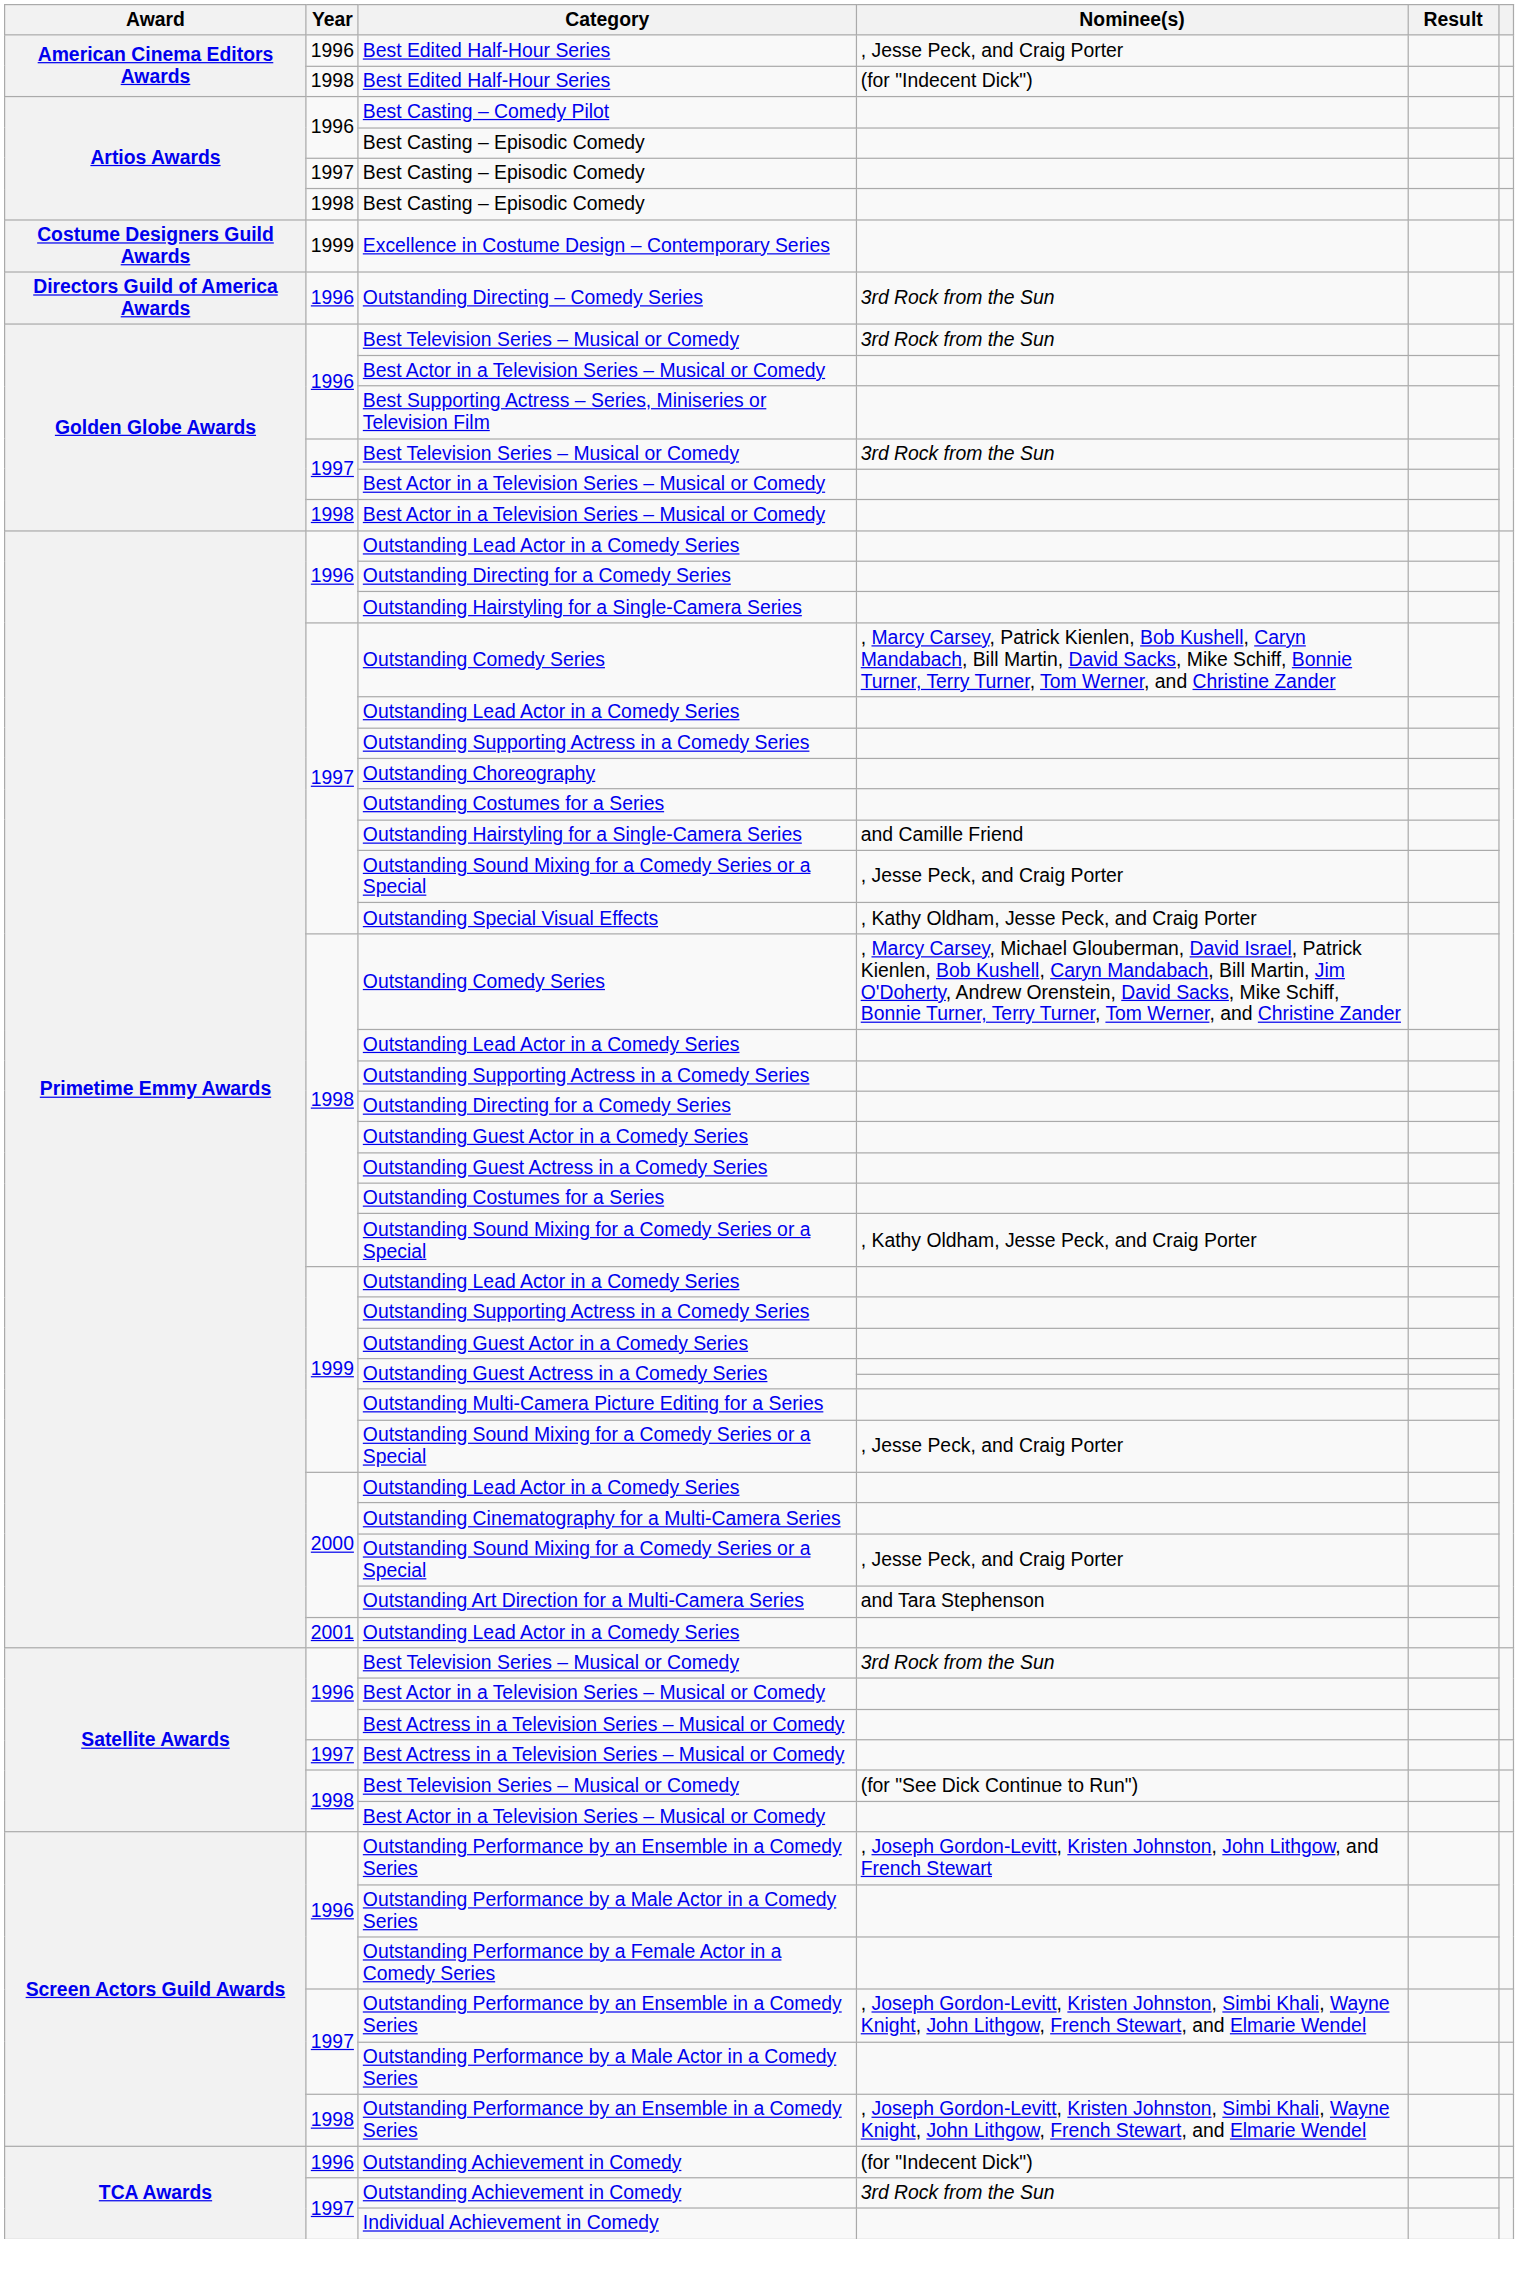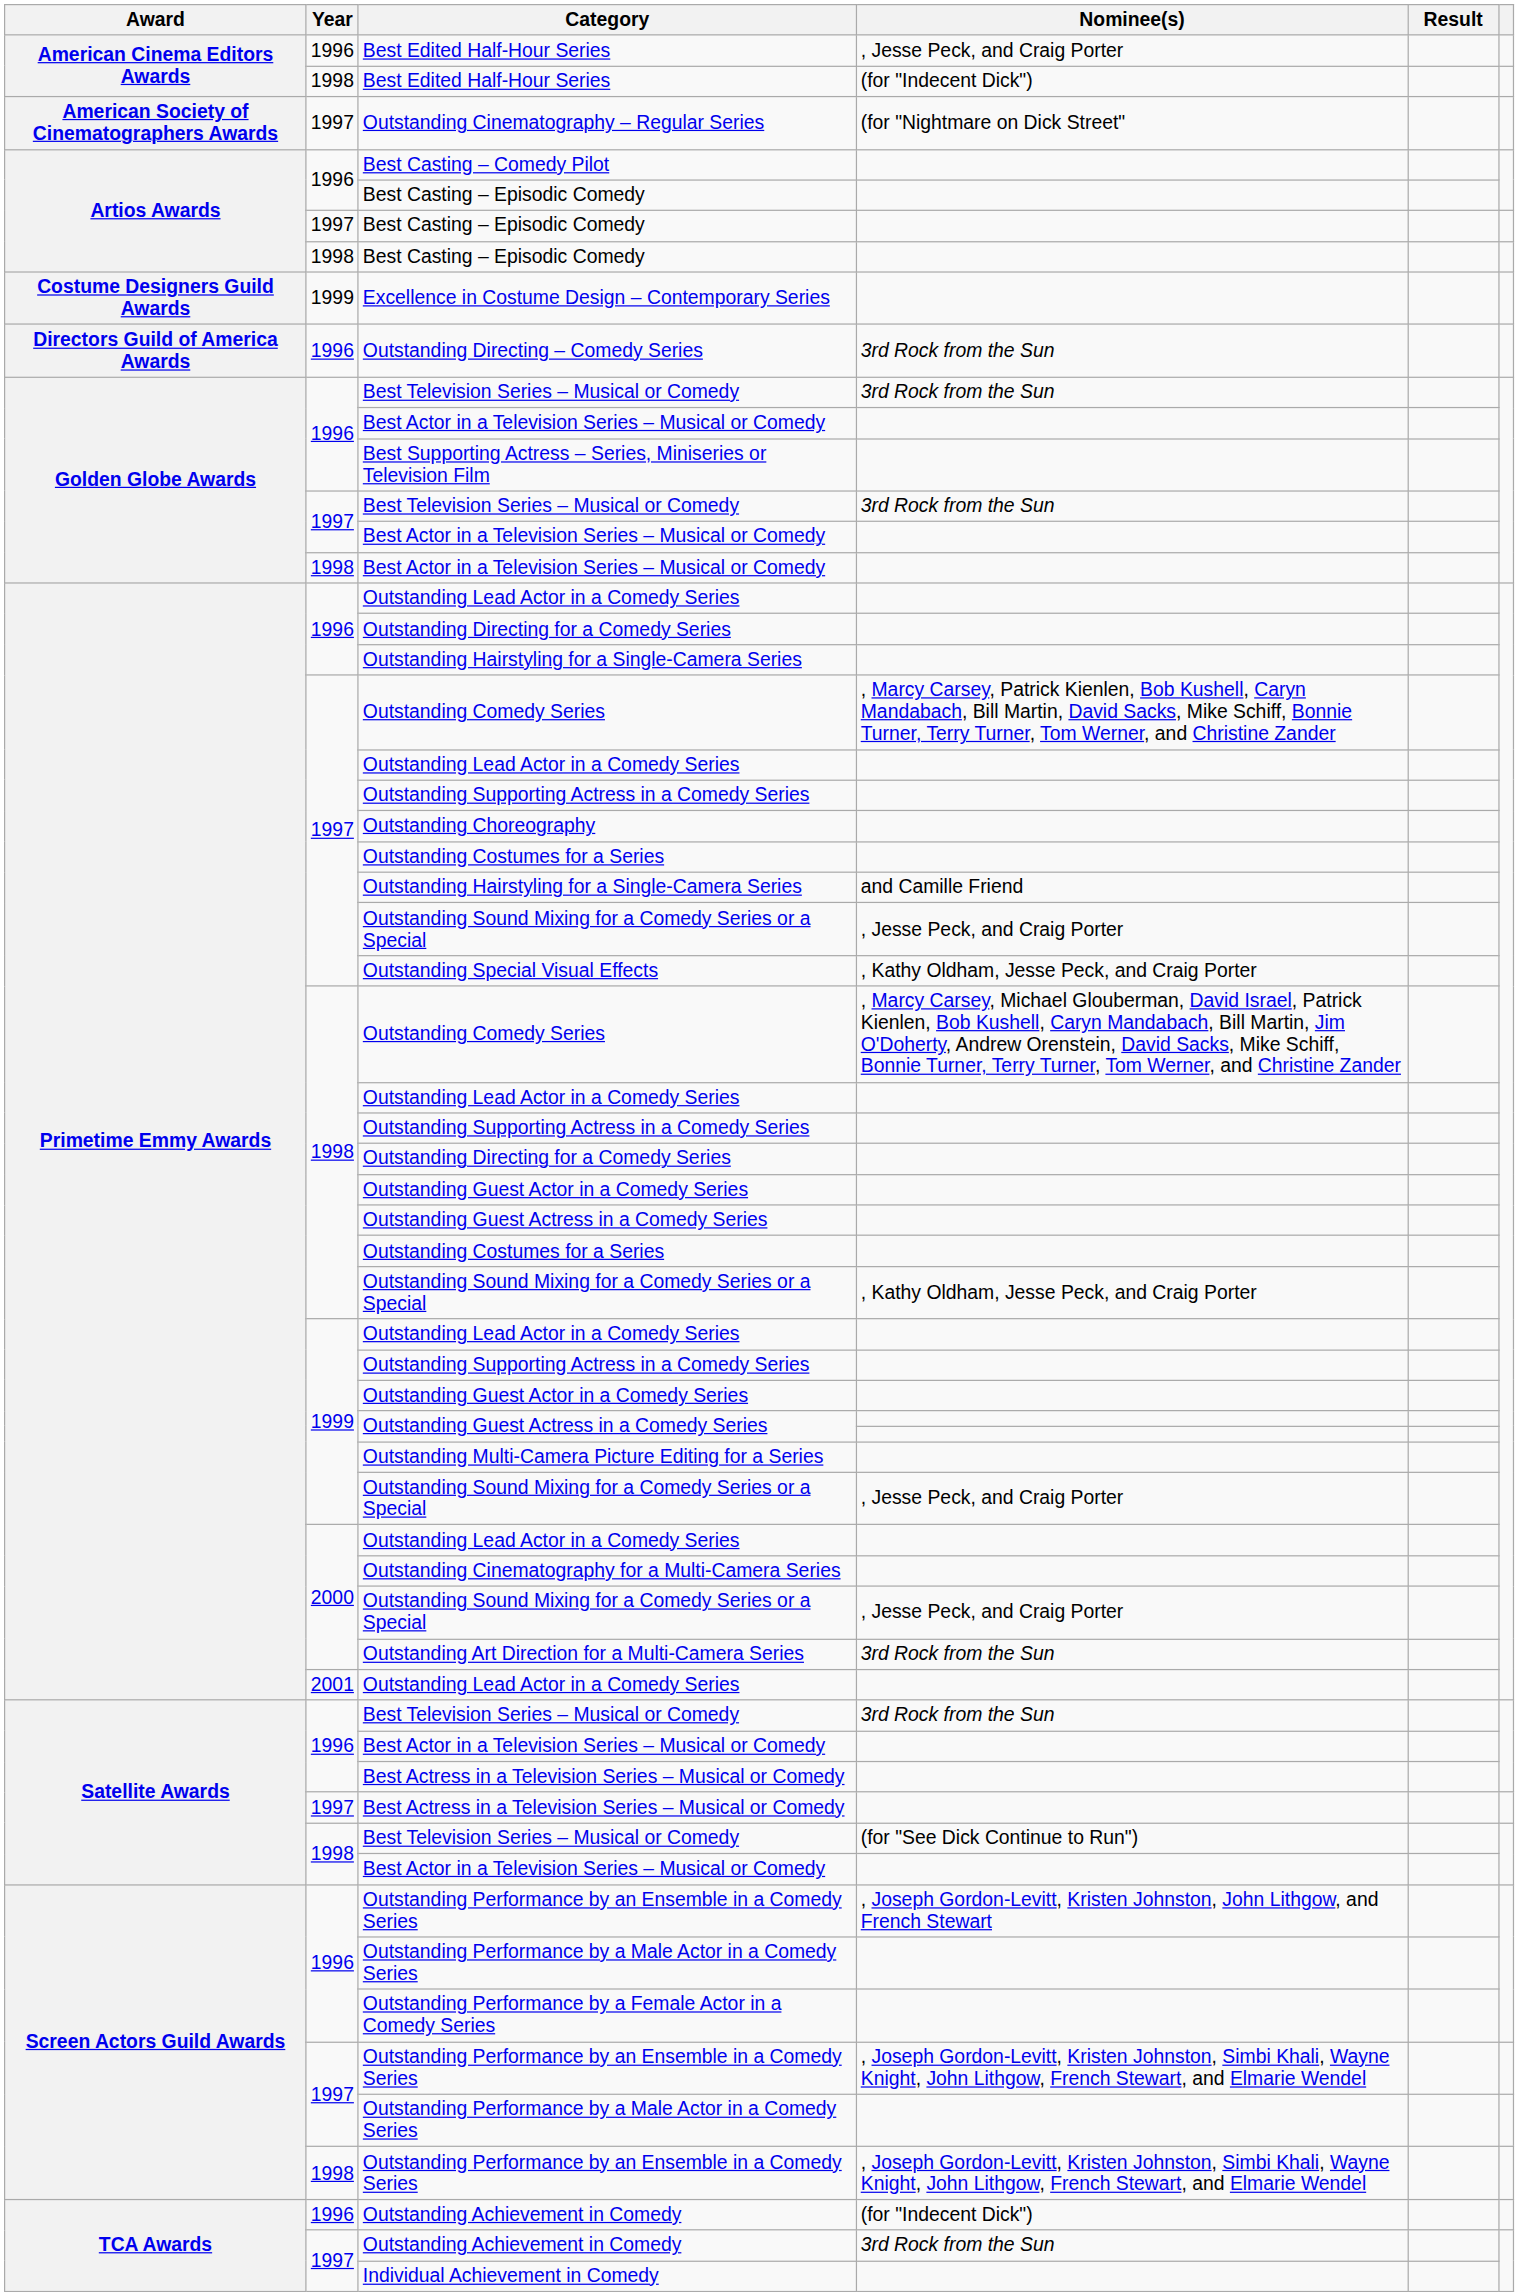+ row: (332, 122)
(953, 1601) and Tara Stephenson -> (958, 1653) 3rd Rock from the Sun
